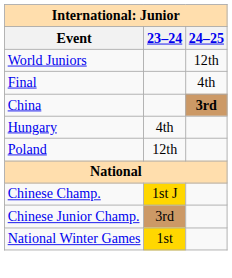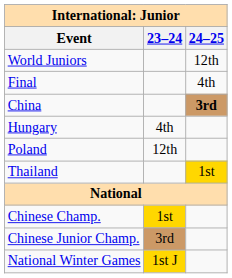+ row: (33, 171)
(165, 194) 1st J -> (165, 216) 1st
(165, 238) 1st -> (165, 261) 1st J
